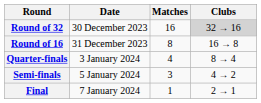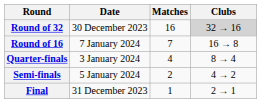(110, 43) 31 December 2023 -> (110, 43) 7 January 2024
(170, 43) 8 -> (170, 43) 7
(170, 75) 3 -> (170, 75) 2
(110, 91) 7 January 2024 -> (110, 91) 31 December 2023
